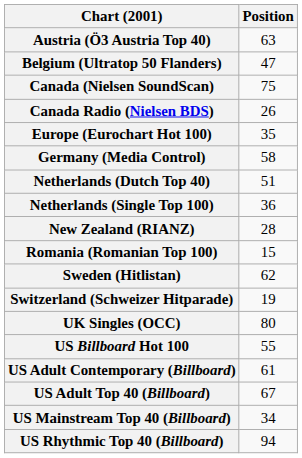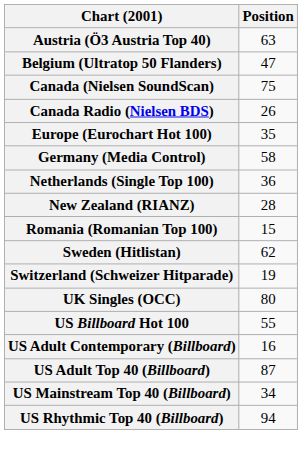- row: (122, 181)
(268, 370) 61 -> (268, 346) 16
(268, 393) 67 -> (268, 370) 87
